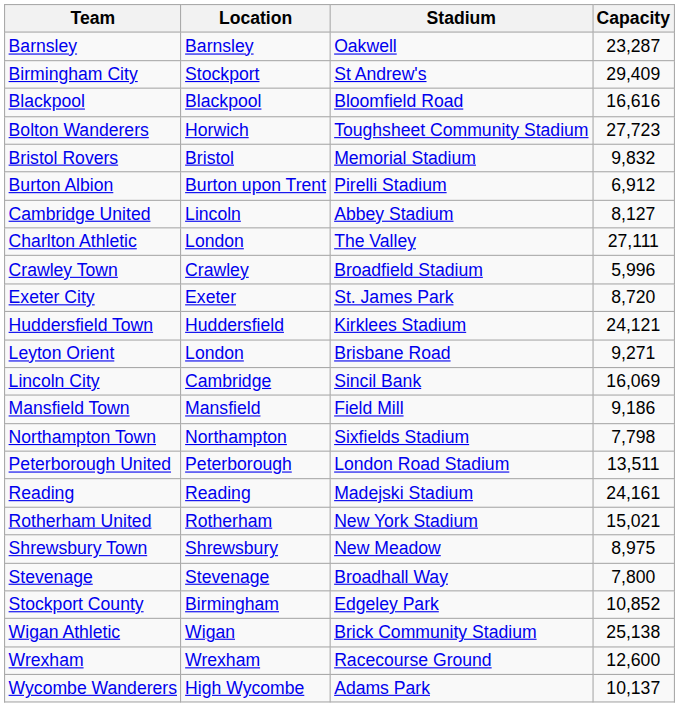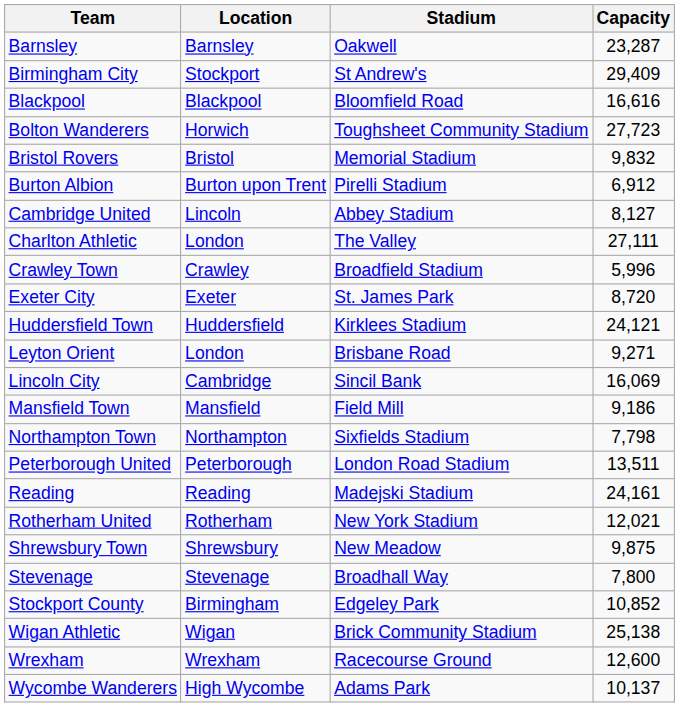(633, 520) 15,021 -> (633, 520) 12,021
(633, 548) 8,975 -> (633, 548) 9,875
